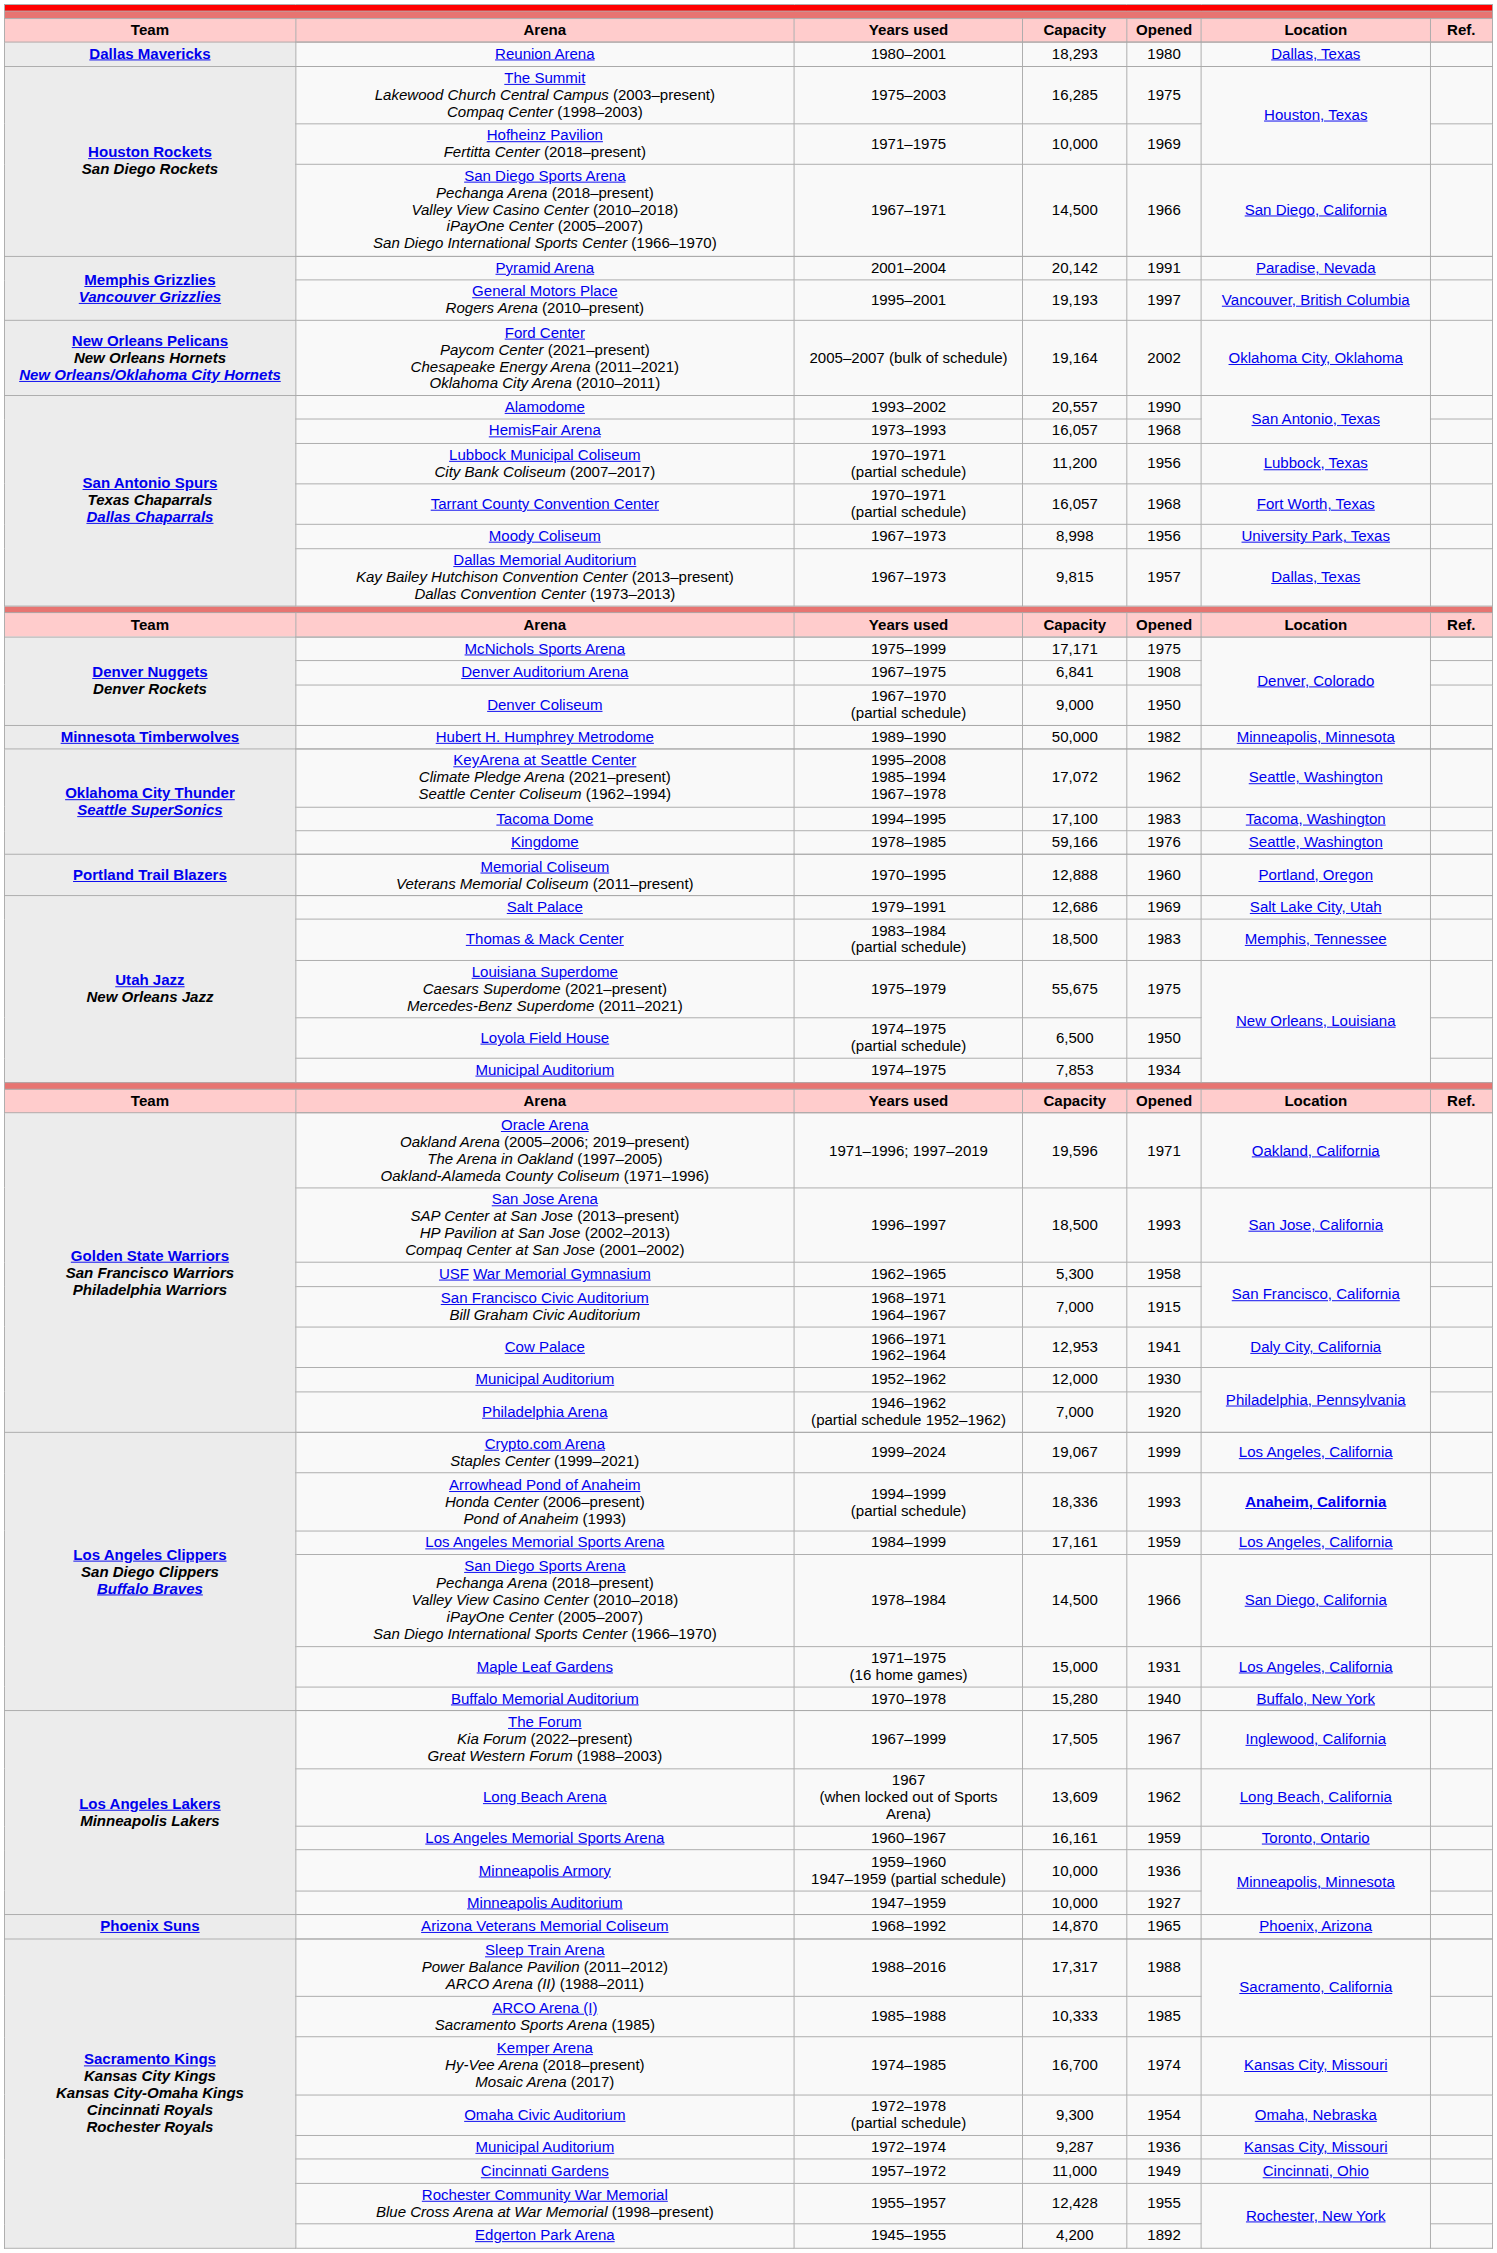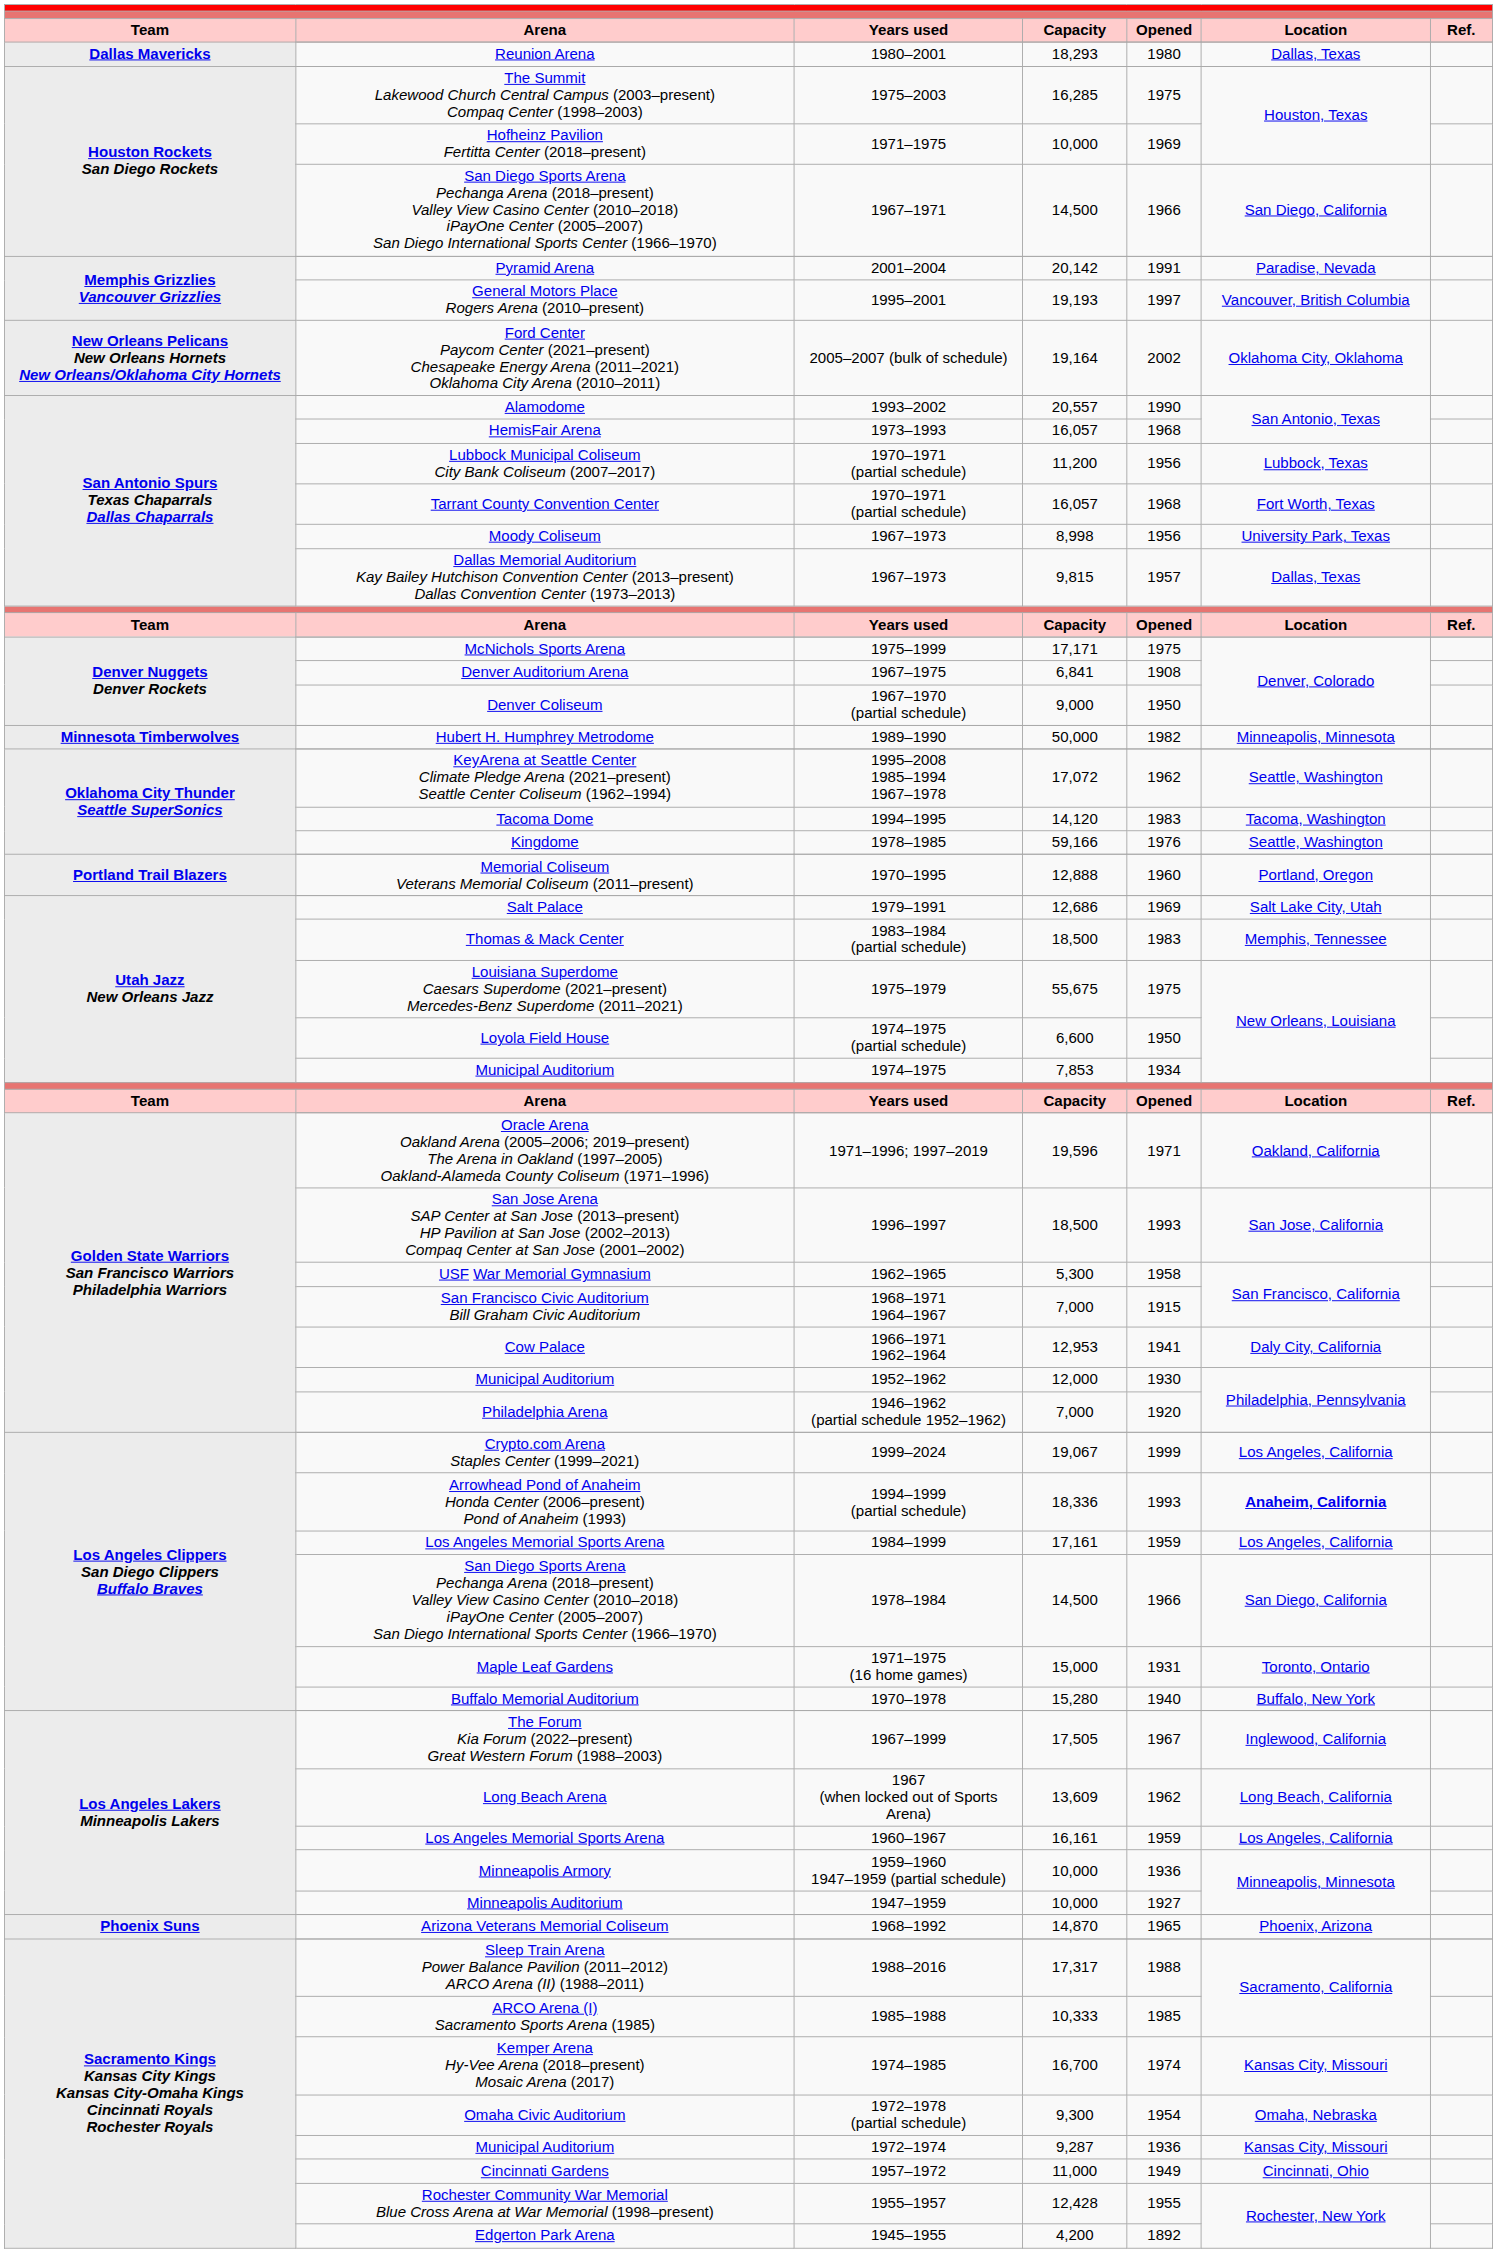(1075, 818) 17,100 -> (1075, 818) 14,120
(1075, 1038) 6,500 -> (1075, 1038) 6,600
(1316, 1666) Los Angeles, California -> (1316, 1666) Toronto, Ontario
(1316, 1838) Toronto, Ontario -> (1316, 1838) Los Angeles, California
